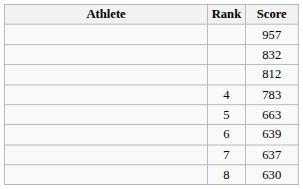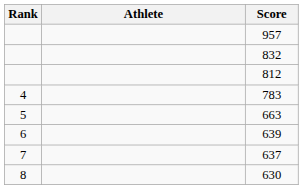columns swapped: (226, 14) <-> (106, 14)
